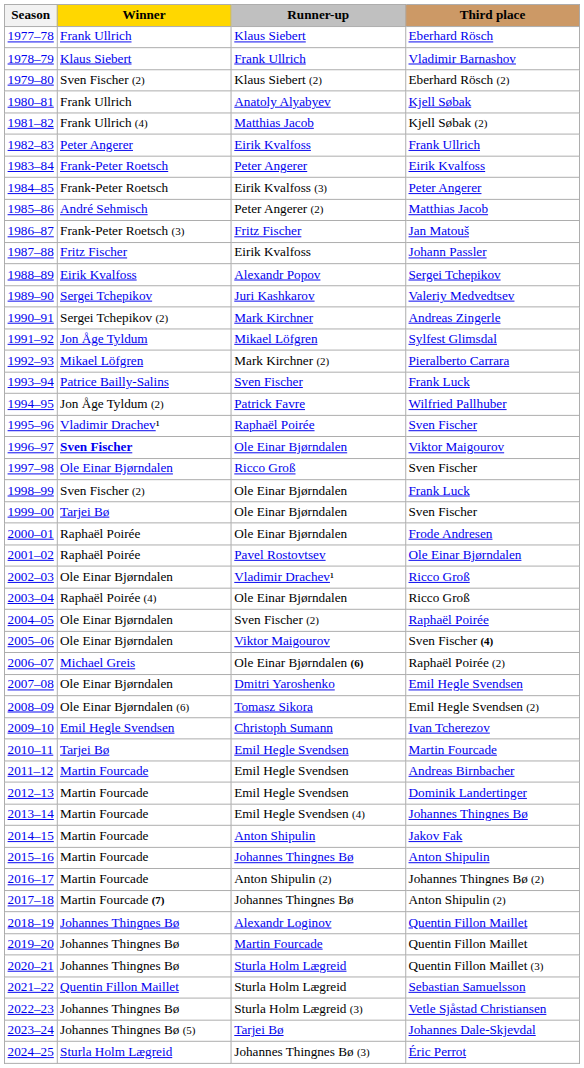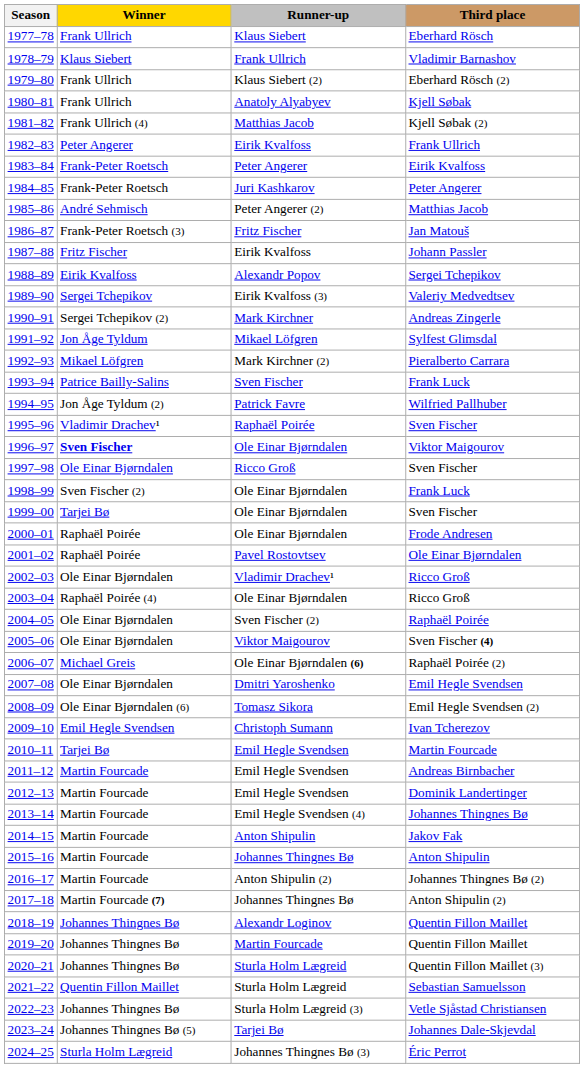(102, 79) Sven Fischer (2) -> (96, 79) Frank Ullrich
(281, 187) Eirik Kvalfoss (3) -> (274, 187) Juri Kashkarov
(274, 295) Juri Kashkarov -> (281, 295) Eirik Kvalfoss (3)
